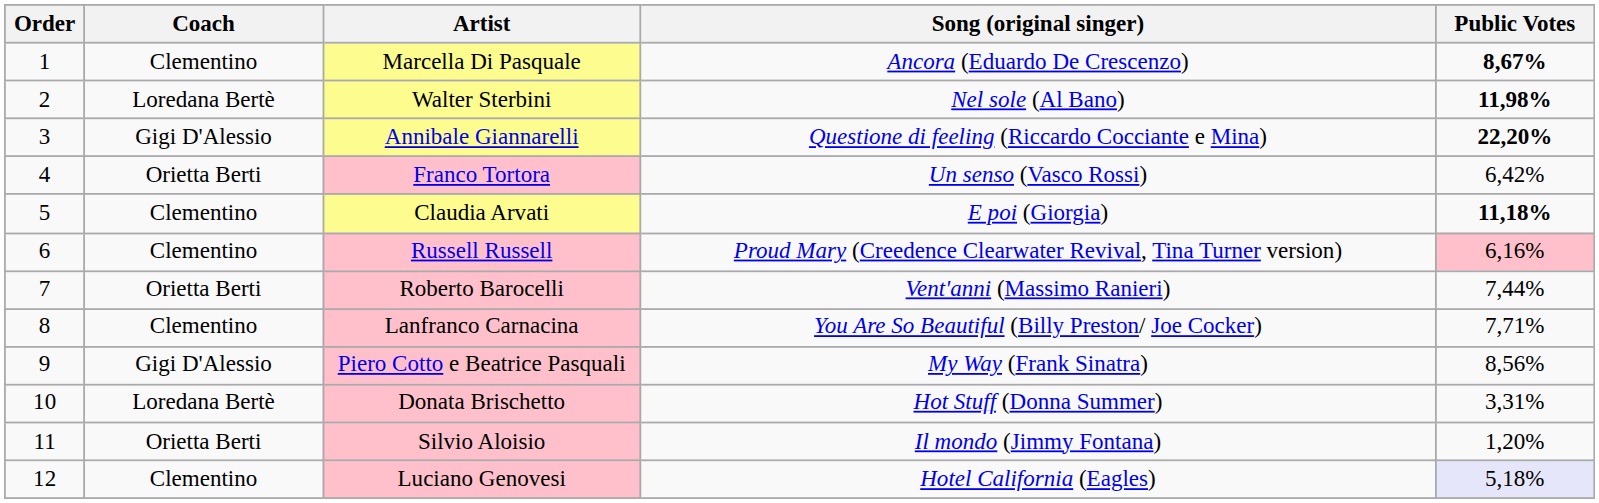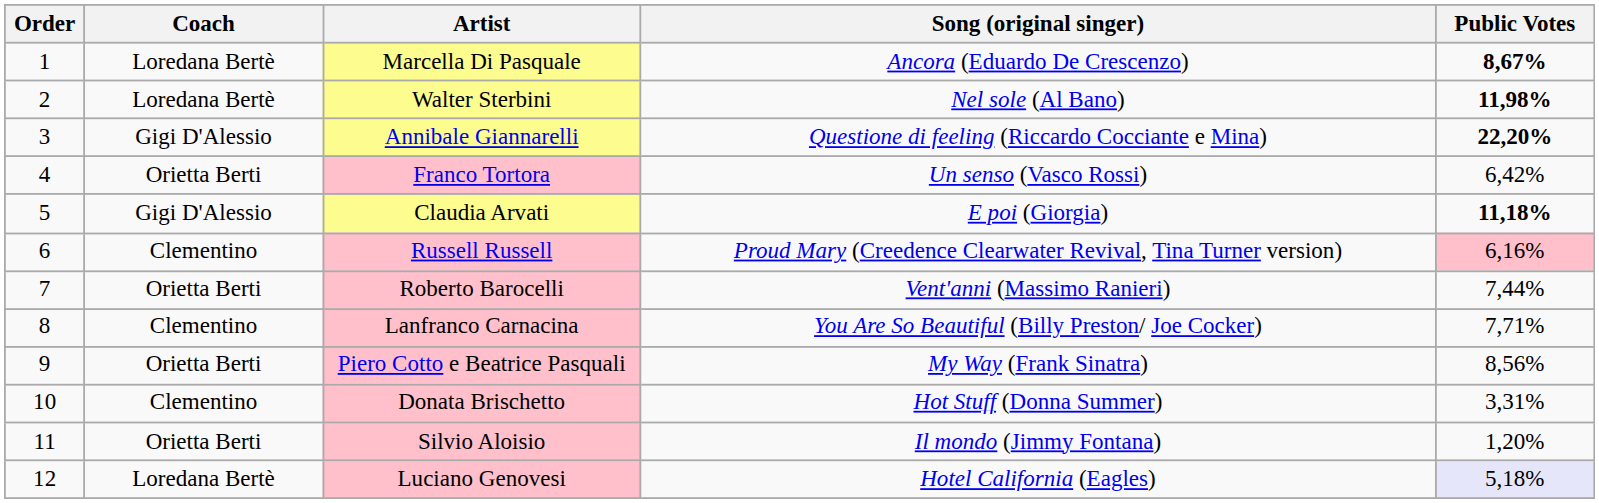(204, 61) Clementino -> (204, 61) Loredana Bertè
(204, 213) Clementino -> (204, 213) Gigi D'Alessio
(204, 364) Gigi D'Alessio -> (204, 364) Orietta Berti
(204, 402) Loredana Bertè -> (204, 402) Clementino
(204, 478) Clementino -> (204, 478) Loredana Bertè
